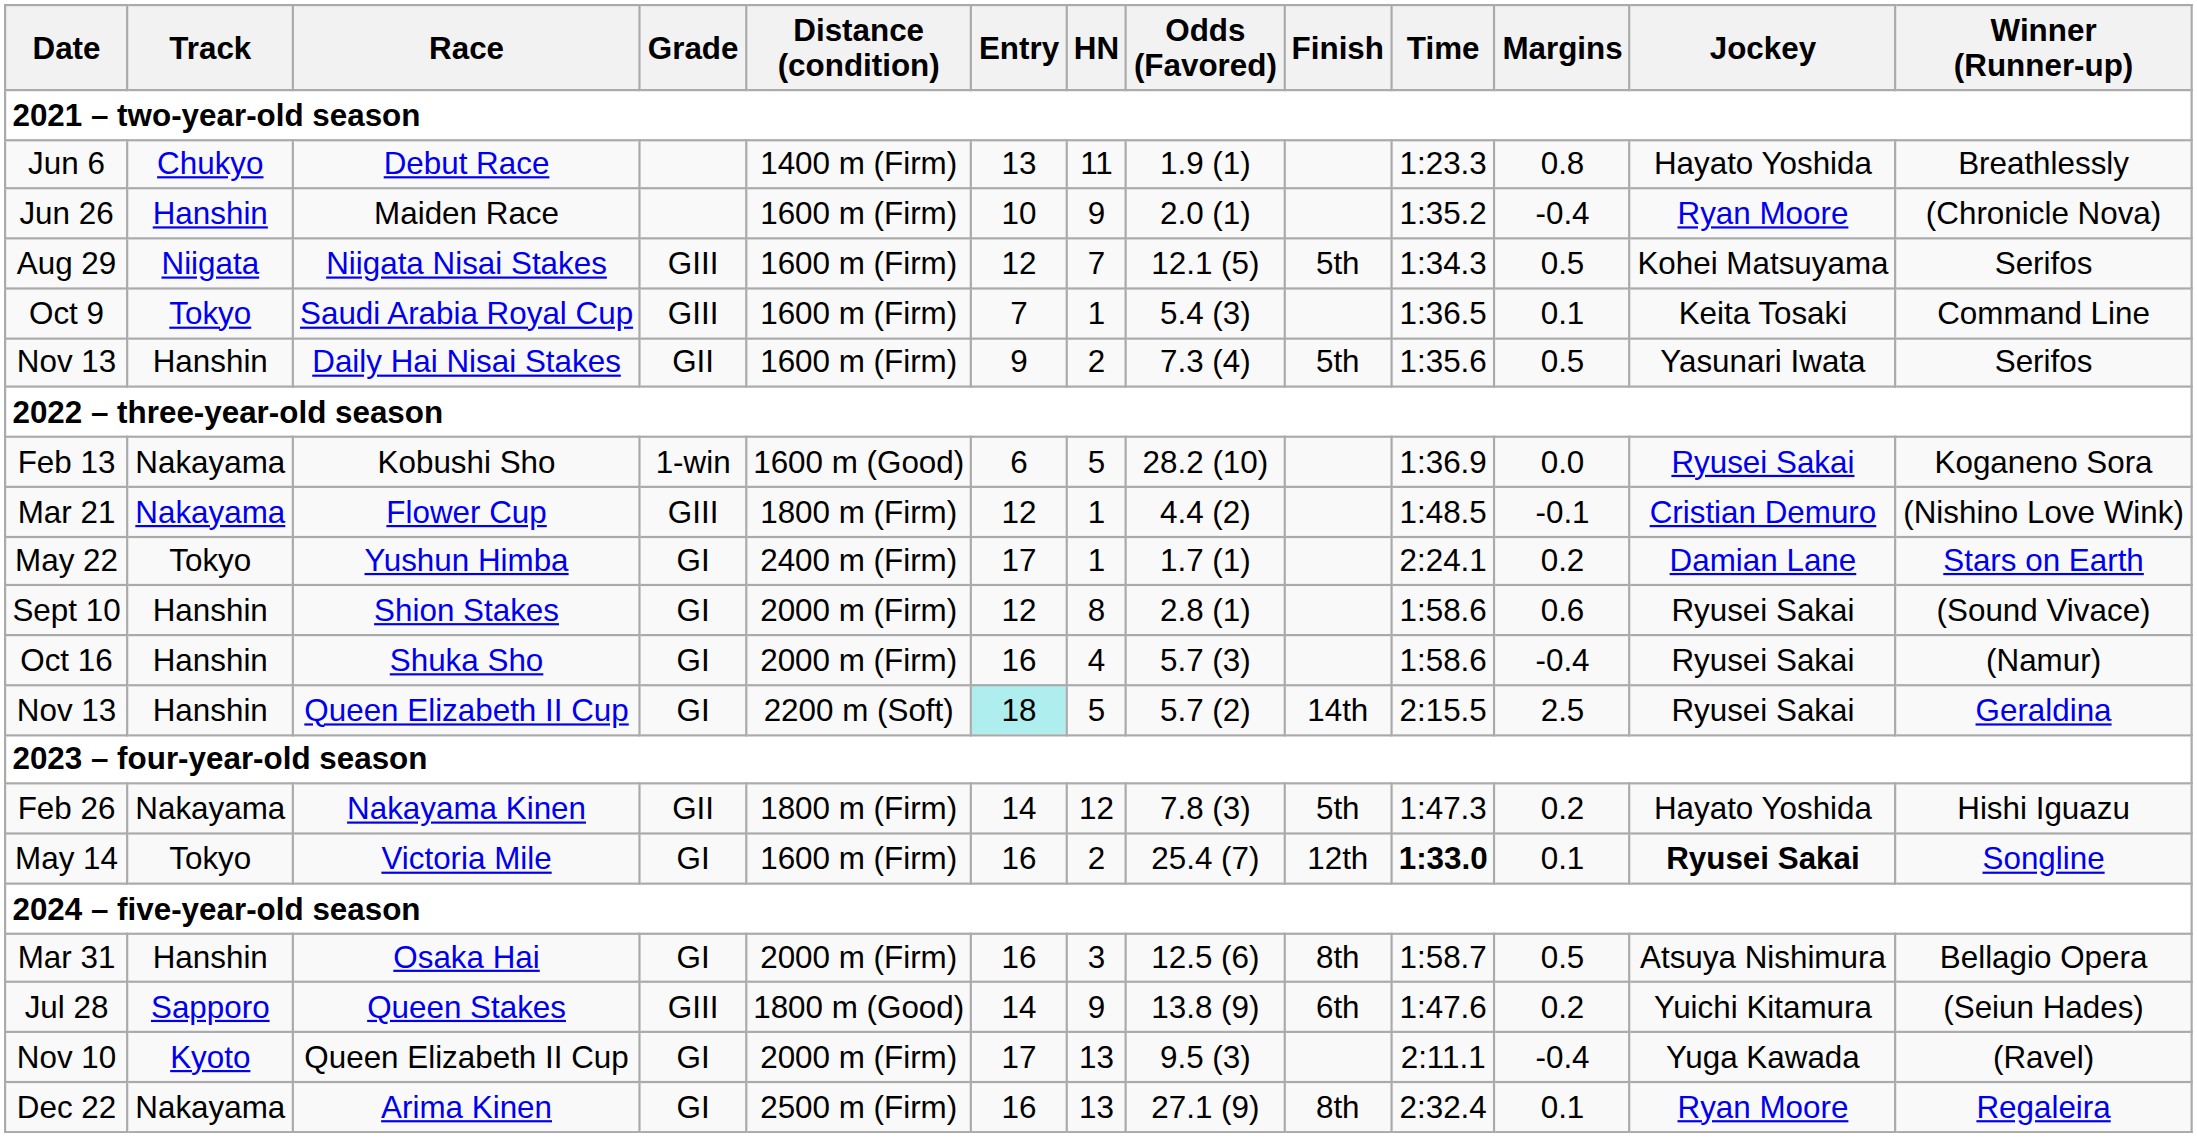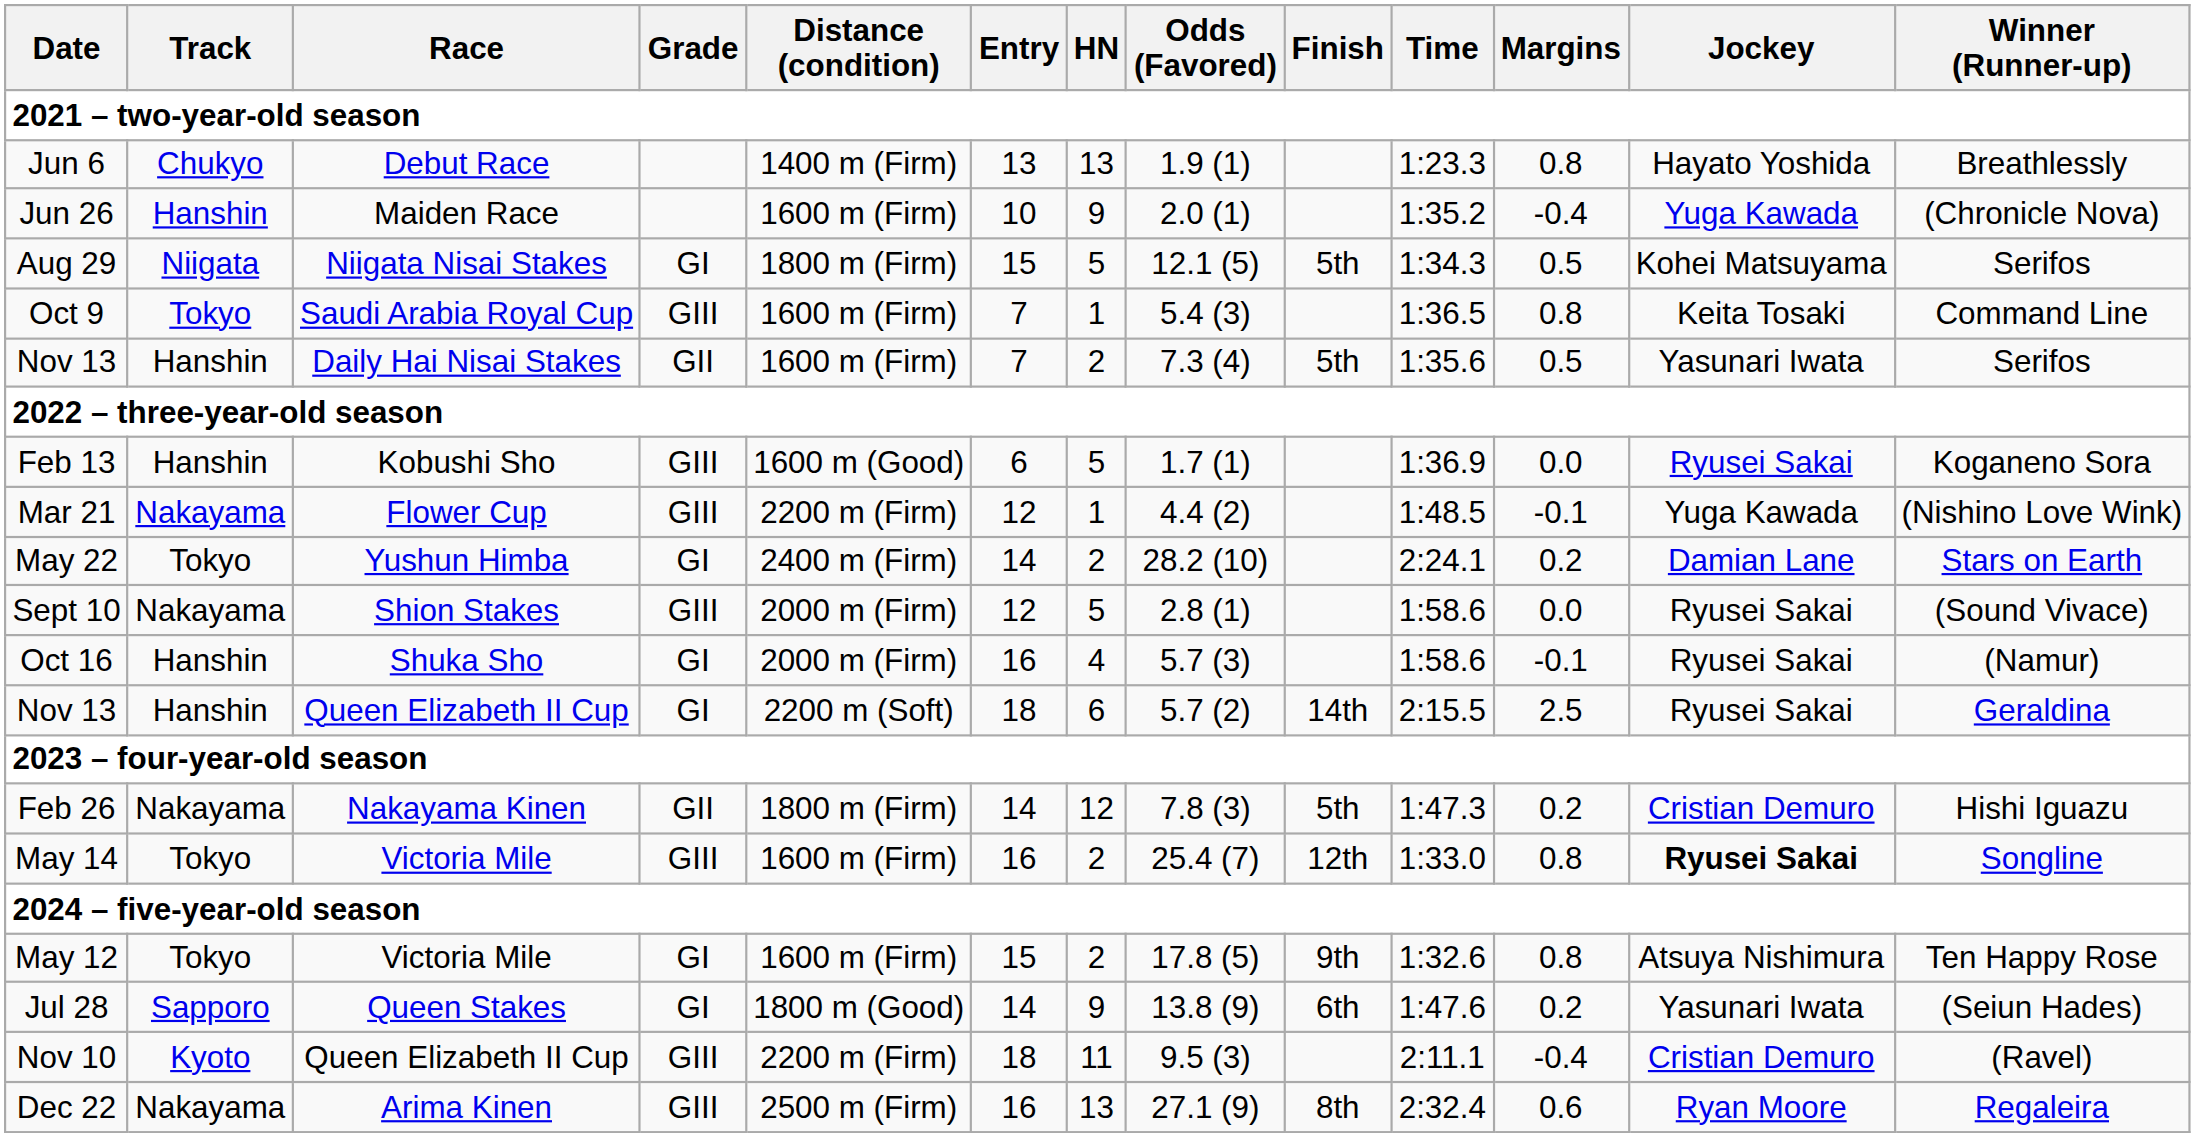(1097, 164) 11 -> (1097, 164) 13
(1763, 214) Ryan Moore -> (1761, 214) Yuga Kawada
(693, 264) GIII -> (693, 264) GI
(859, 264) 1600 m (Firm) -> (859, 264) 1800 m (Firm)
(1019, 264) 12 -> (1019, 264) 15
(1097, 264) 7 -> (1097, 264) 5
(1563, 313) 0.1 -> (1561, 313) 0.8
(1019, 363) 9 -> (1019, 363) 7
(210, 462) Nakayama -> (210, 462) Hanshin
(693, 462) 1-win -> (693, 462) GIII
(1205, 462) 28.2 (10) -> (1205, 462) 1.7 (1)
(859, 512) 1800 m (Firm) -> (859, 512) 2200 m (Firm)
(1763, 512) Cristian Demuro -> (1761, 512) Yuga Kawada
(1019, 561) 17 -> (1019, 561) 14
(1097, 561) 1 -> (1097, 561) 2
(1205, 561) 1.7 (1) -> (1205, 561) 28.2 (10)
(210, 611) Hanshin -> (210, 611) Nakayama
(693, 611) GI -> (693, 611) GIII
(1097, 611) 8 -> (1097, 611) 5
(1563, 611) 0.6 -> (1561, 611) 0.0
(1563, 660) -0.4 -> (1561, 660) -0.1
(1019, 710) paleturquoise background -> (1019, 710) no background
(1097, 710) 5 -> (1097, 710) 6
(1763, 809) Hayato Yoshida -> (1761, 809) Cristian Demuro
(693, 859) GI -> (693, 859) GIII
(1443, 859) bold -> (1442, 859) normal
(1563, 859) 0.1 -> (1561, 859) 0.8
- row: (67, 958)
+ row: (67, 958)
(693, 1007) GIII -> (693, 1007) GI
(1763, 1007) Yuichi Kitamura -> (1761, 1007) Yasunari Iwata
(693, 1057) GI -> (693, 1057) GIII
(859, 1057) 2000 m (Firm) -> (859, 1057) 2200 m (Firm)
(1019, 1057) 17 -> (1019, 1057) 18
(1097, 1057) 13 -> (1097, 1057) 11
(1763, 1057) Yuga Kawada -> (1761, 1057) Cristian Demuro
(693, 1107) GI -> (693, 1107) GIII
(1563, 1107) 0.1 -> (1561, 1107) 0.6
